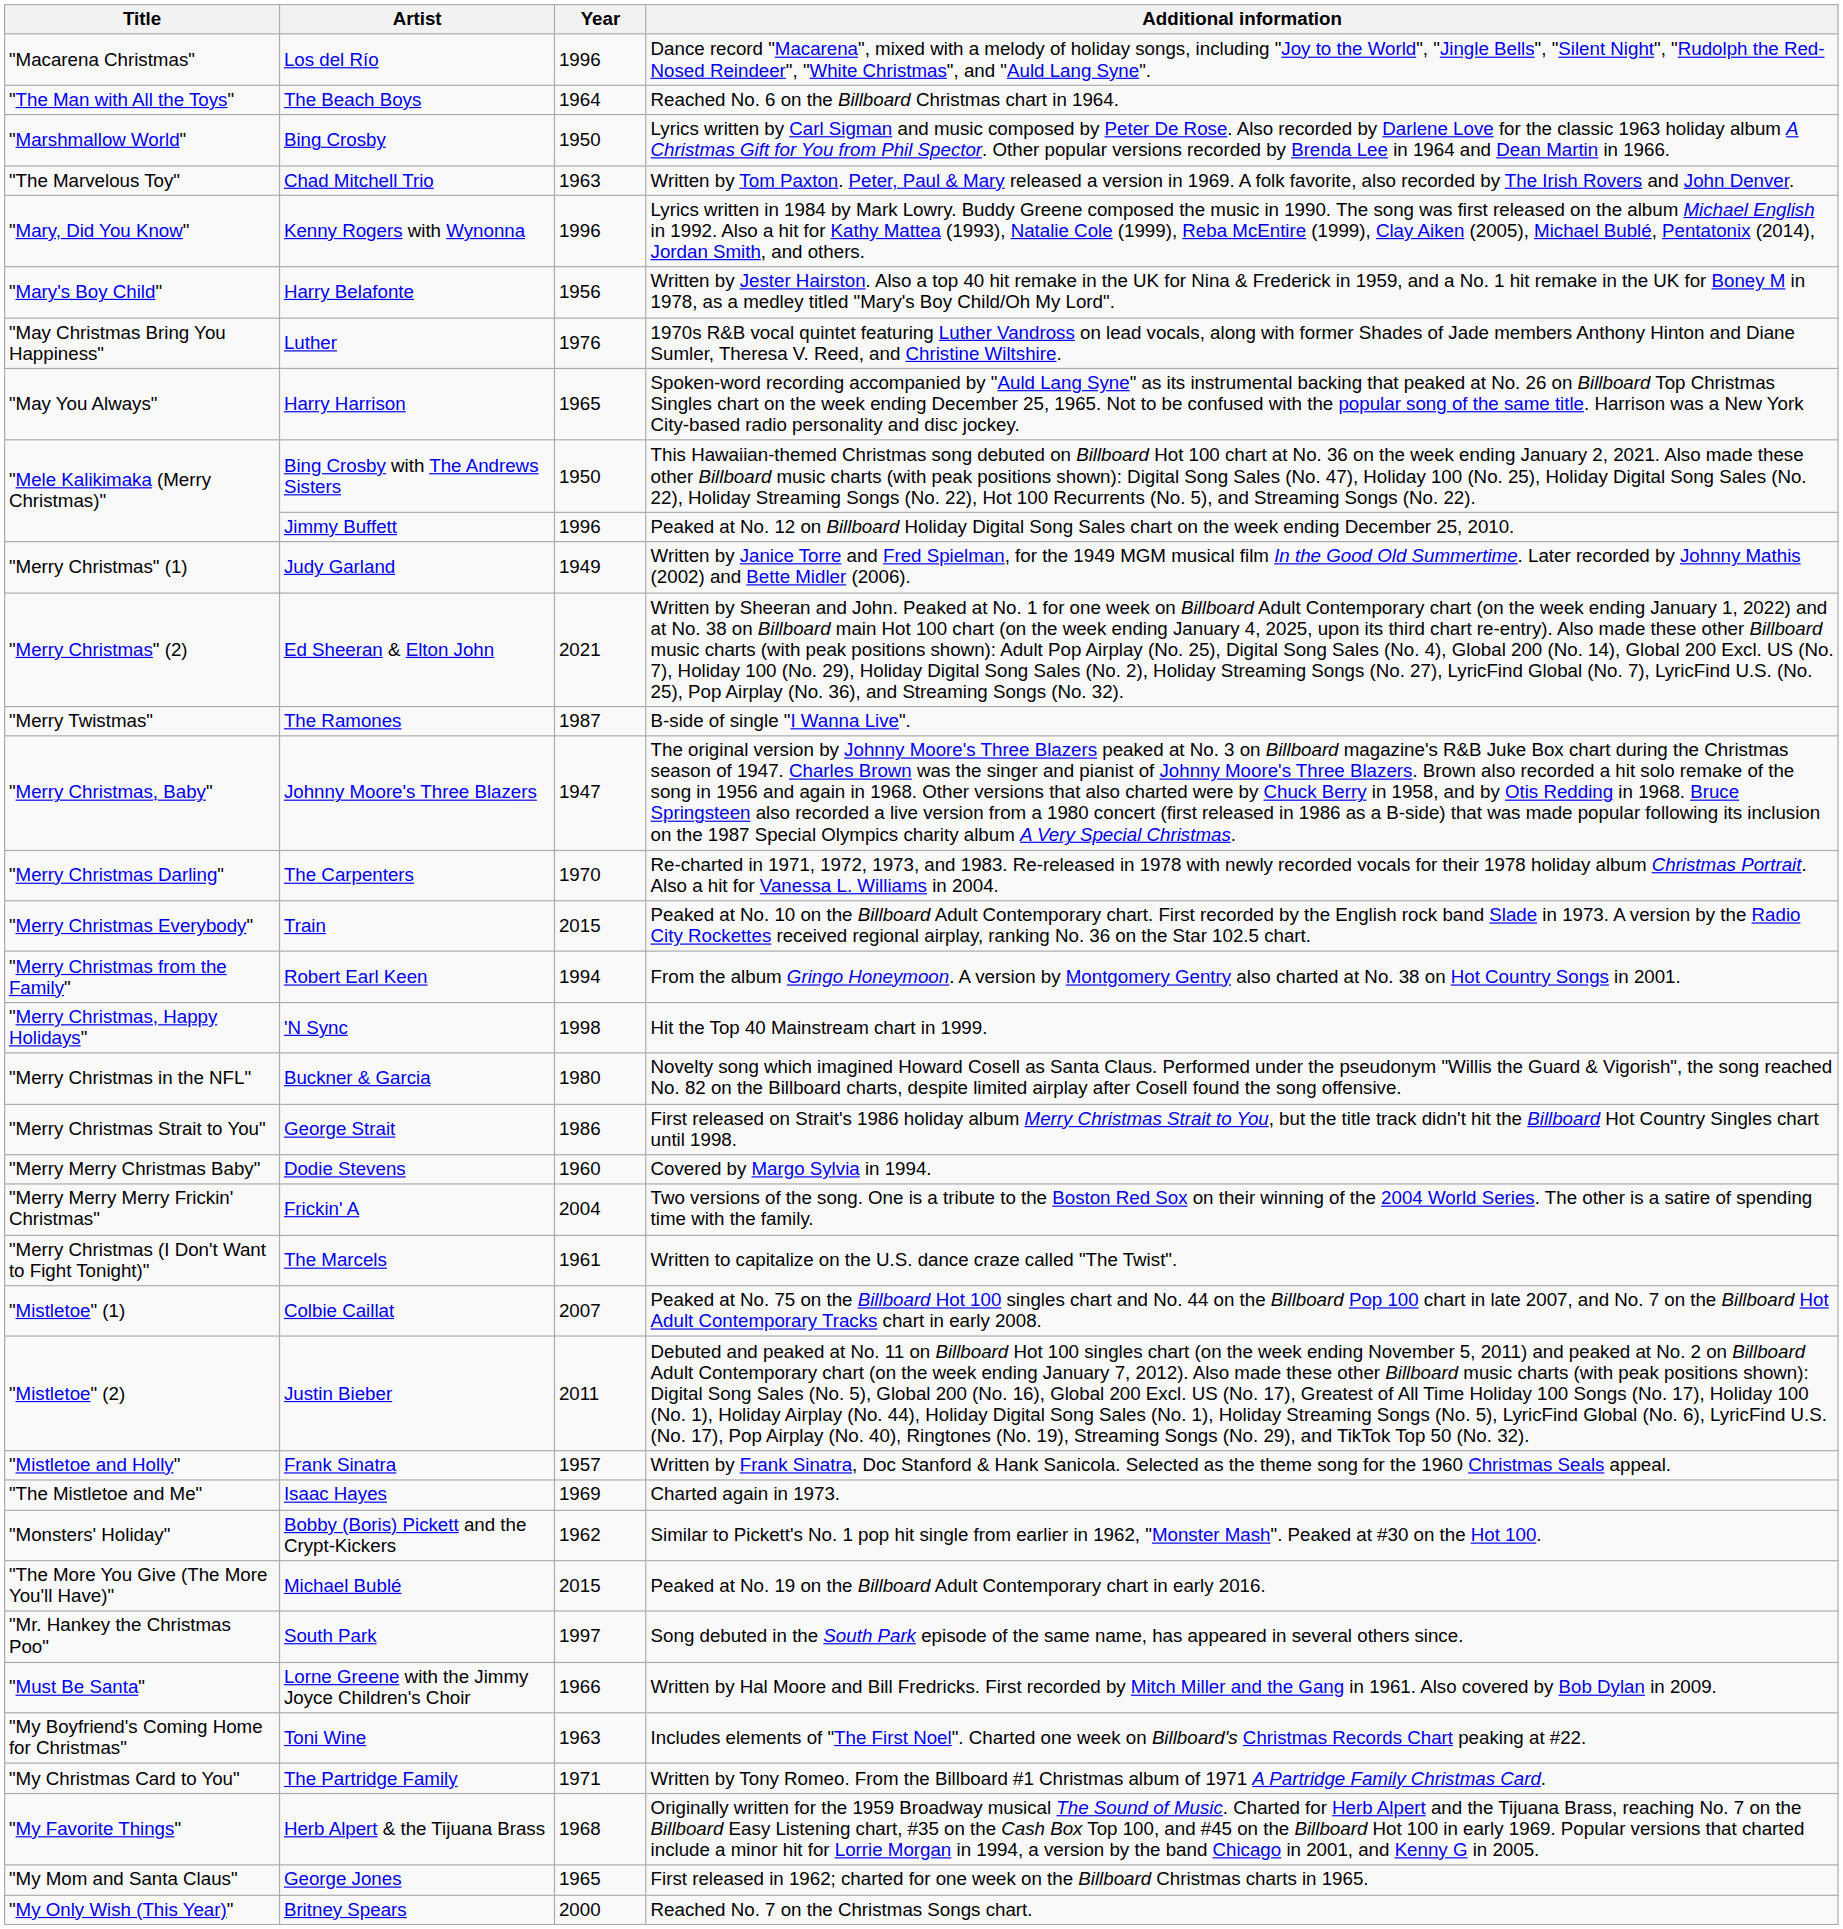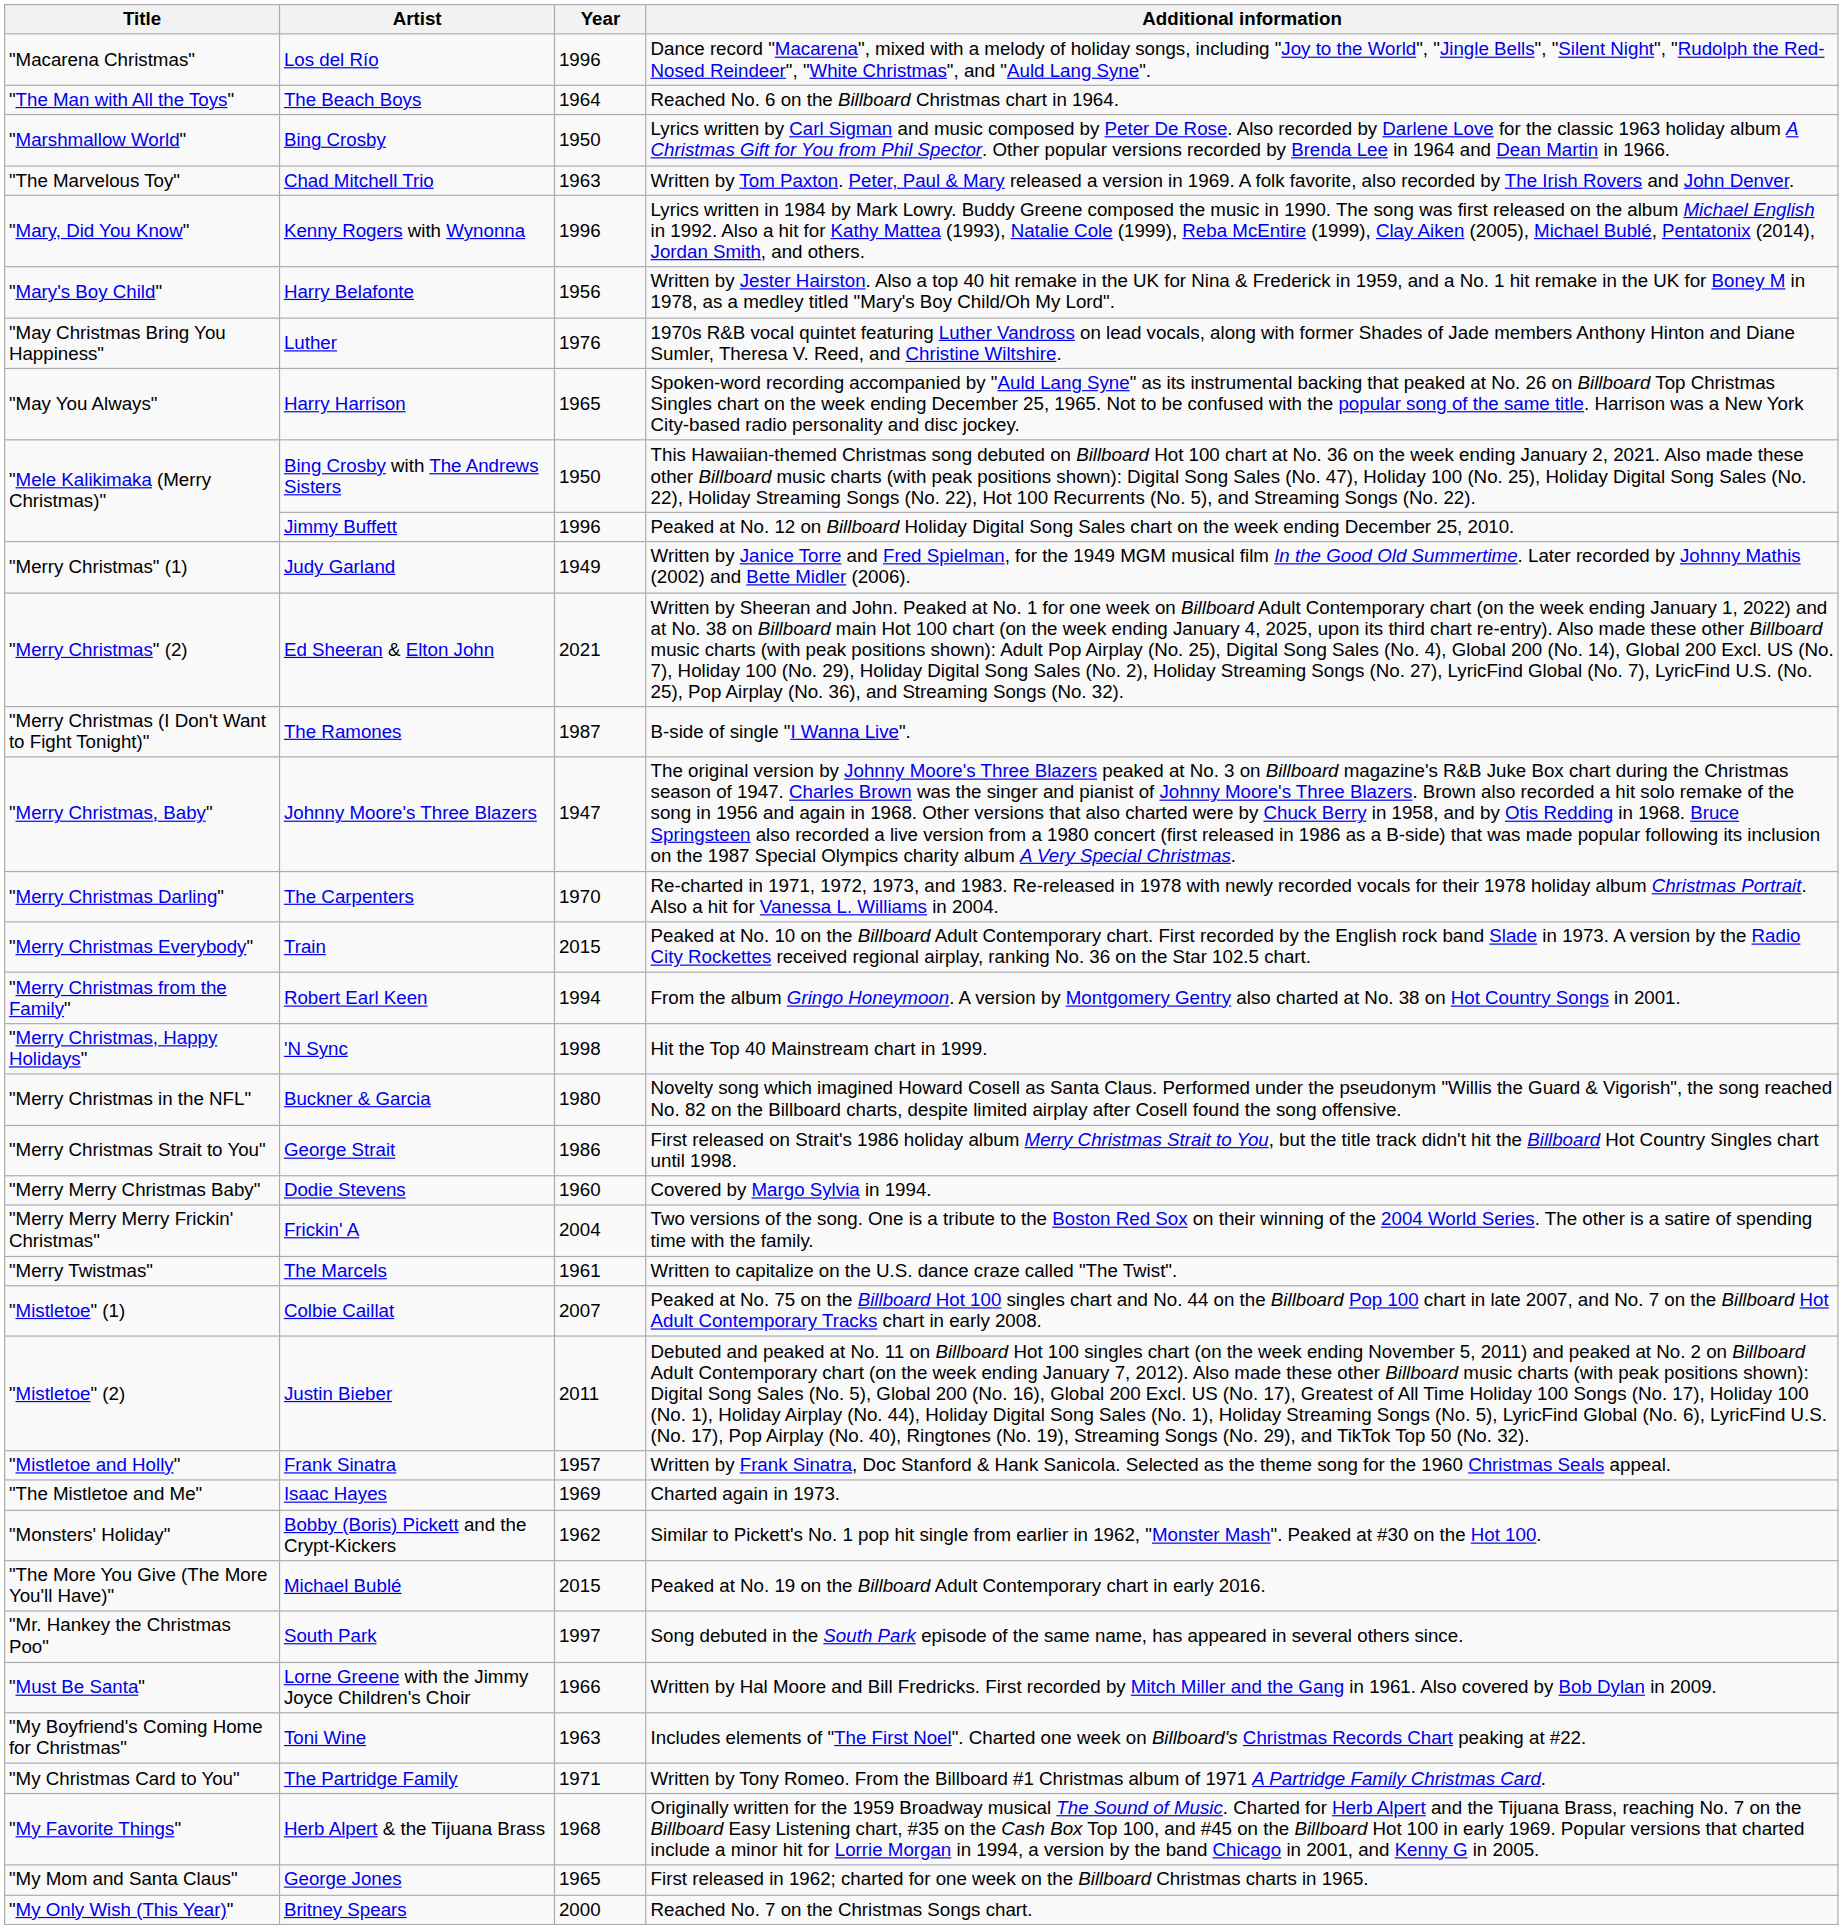(81, 721) "Merry Twistmas" -> (137, 731) "Merry Christmas (I Don't Want to Fight Tonight)"
(137, 1260) "Merry Christmas (I Don't Want to Fight Tonight)" -> (81, 1270) "Merry Twistmas"
